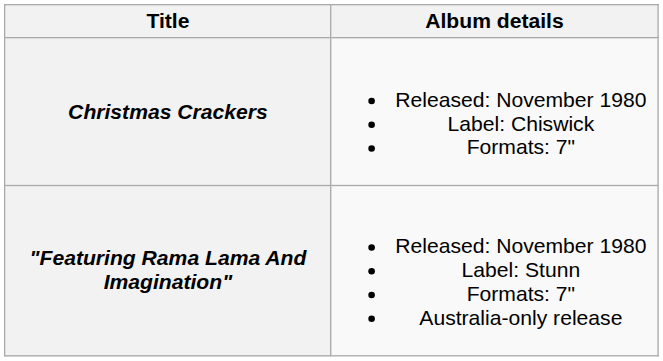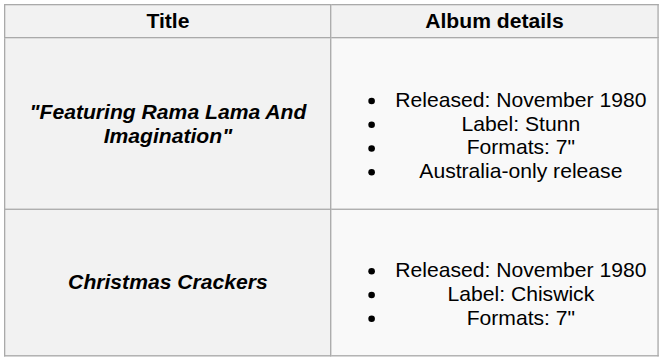rows swapped: (168, 270) <-> (168, 111)
